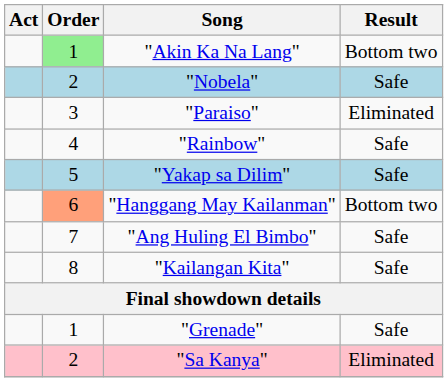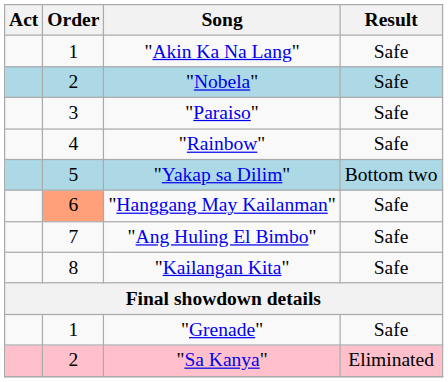(73, 50) lightgreen background -> (73, 50) no background
(391, 50) Bottom two -> (391, 50) Safe
(391, 112) Eliminated -> (391, 112) Safe
(391, 174) Safe -> (391, 174) Bottom two
(391, 205) Bottom two -> (391, 205) Safe
